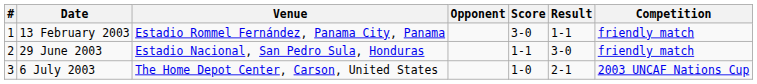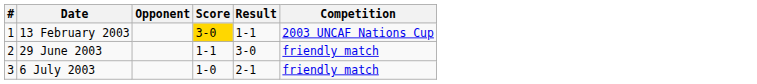- column: (290, 14)
(521, 32) no background -> (206, 32) gold background
(646, 32) friendly match -> (358, 32) 2003 UNCAF Nations Cup
(674, 70) 2003 UNCAF Nations Cup -> (331, 70) friendly match
